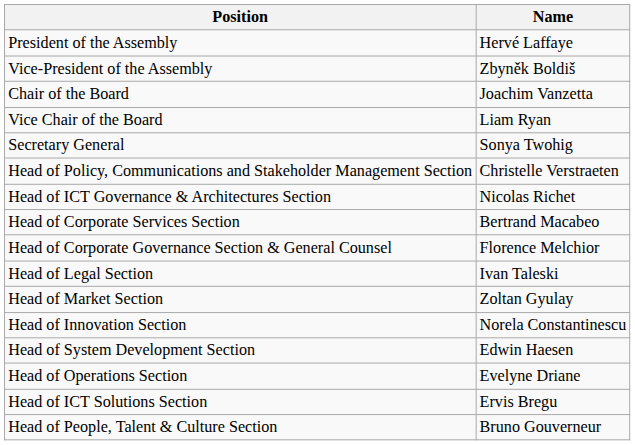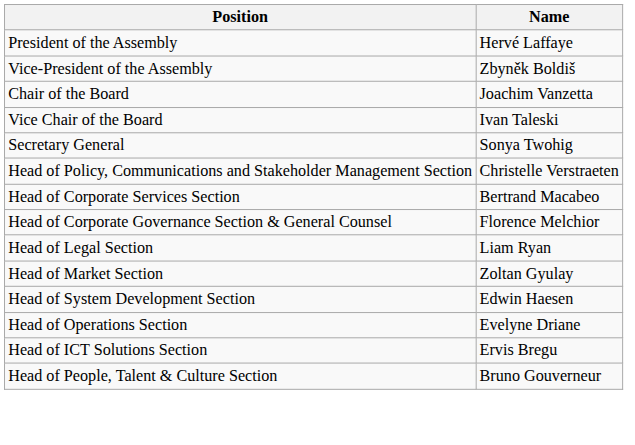(515, 119) Liam Ryan -> (519, 119) Ivan Taleski
- row: (170, 196)
(519, 273) Ivan Taleski -> (515, 247) Liam Ryan
- row: (97, 324)
